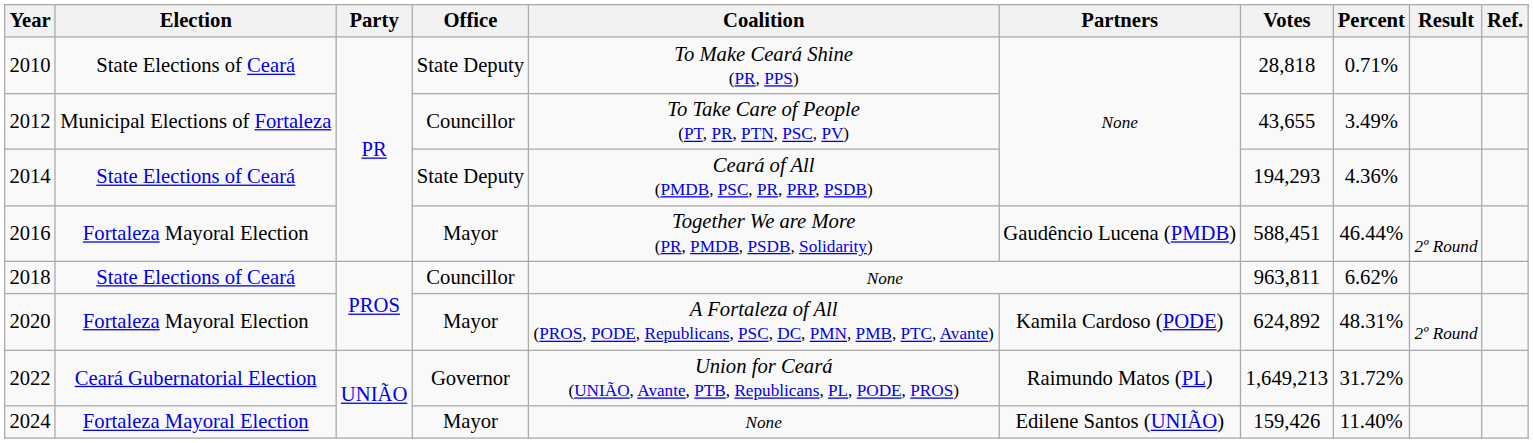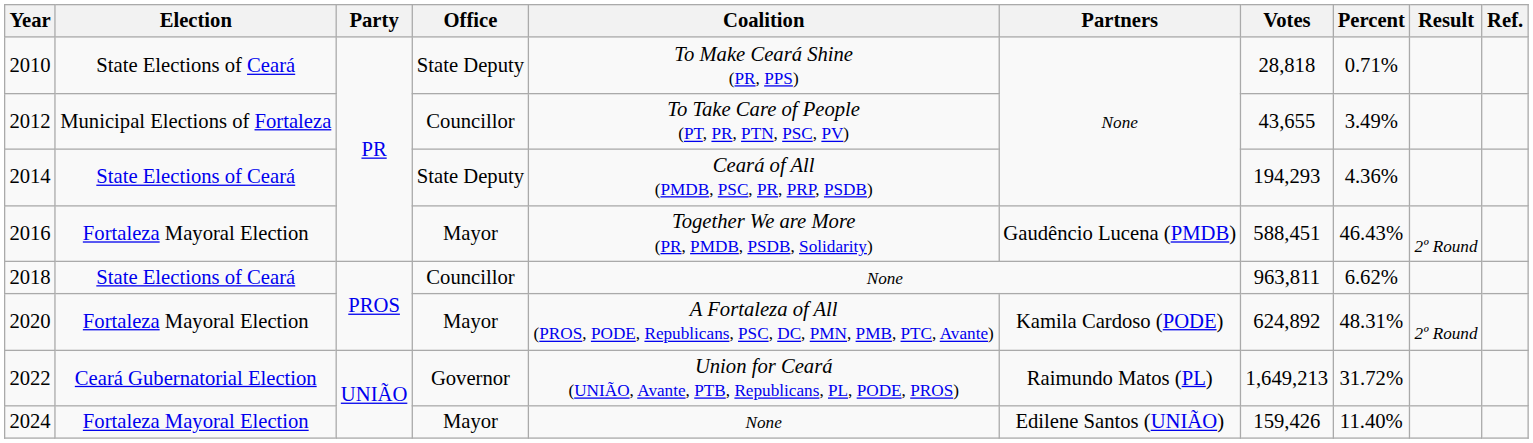(1371, 233) 46.44% -> (1371, 233) 46.43%
